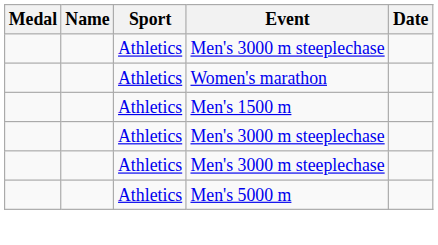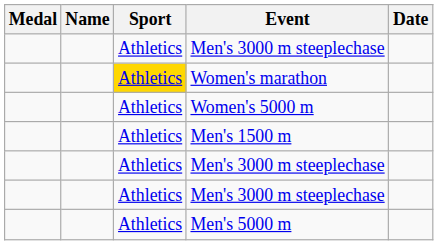(150, 77) no background -> (150, 77) gold background
+ row: (33, 107)
